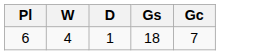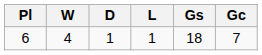+ column: (152, 15)
